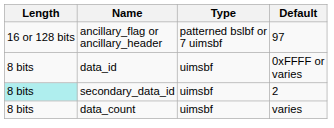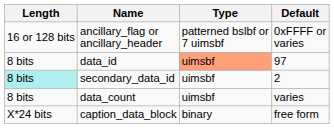(278, 37) 97 -> (300, 37) 0xFFFF or varies
(196, 67) no background -> (198, 61) lightsalmon background
(298, 67) 0xFFFF or varies -> (280, 61) 97
+ row: (128, 114)
